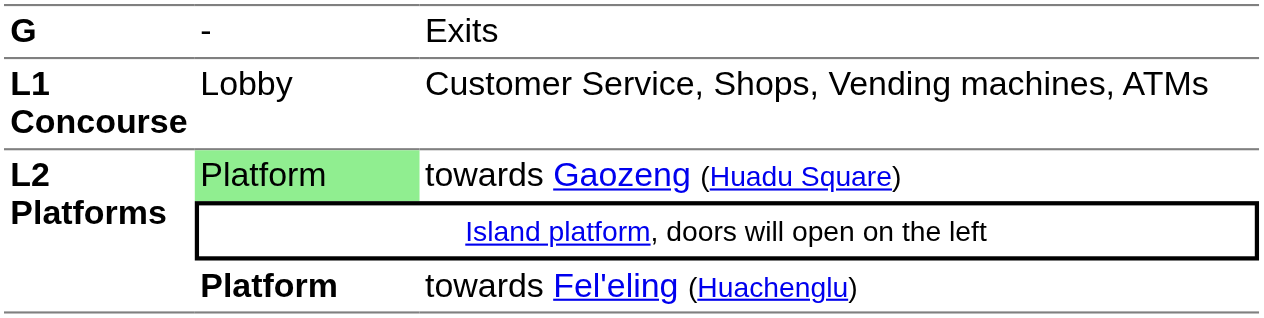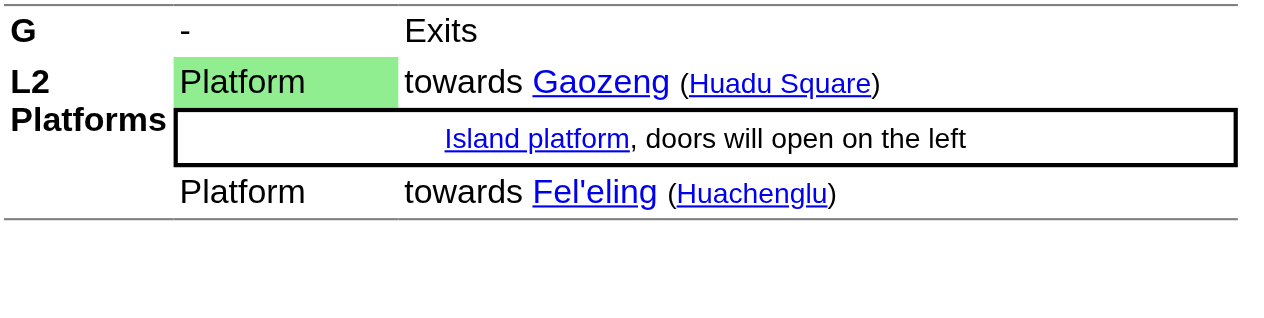- row: (817, 83)
(269, 285) bold -> (243, 192) normal
